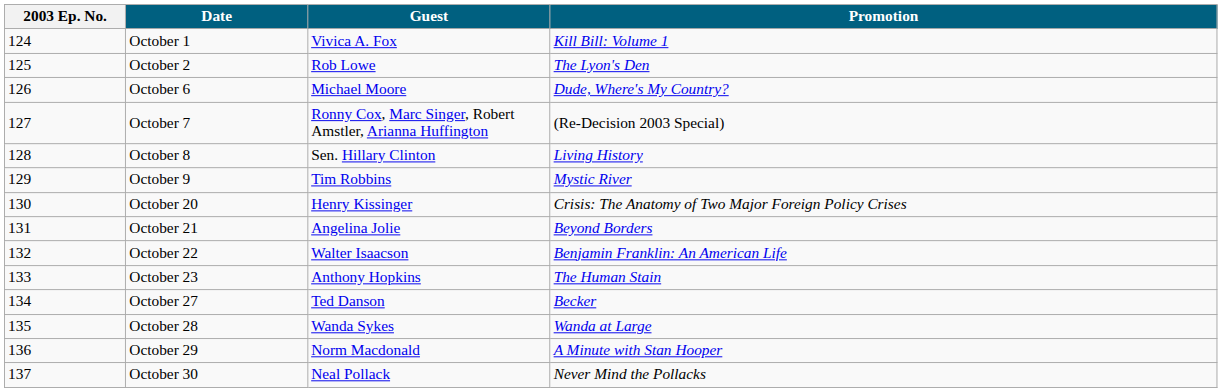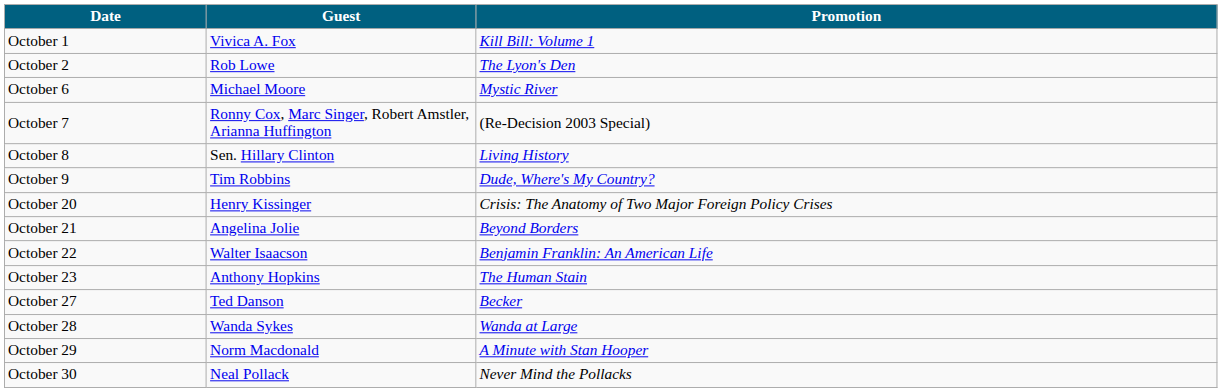- column: (65, 16)
(641, 89) Dude, Where's My Country? -> (519, 89) Mystic River
(593, 180) Mystic River -> (567, 180) Dude, Where's My Country?
